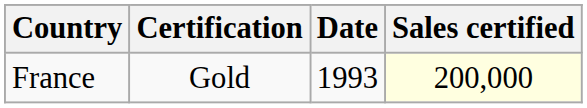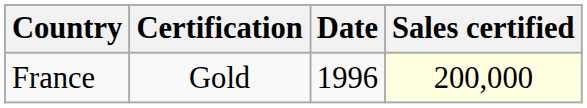(347, 77) 1993 -> (347, 77) 1996
